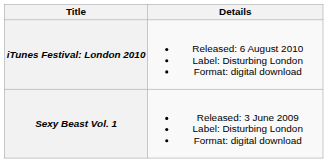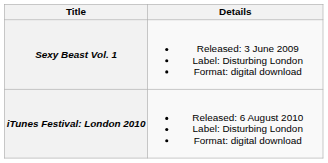rows swapped: (76, 123) <-> (76, 54)
